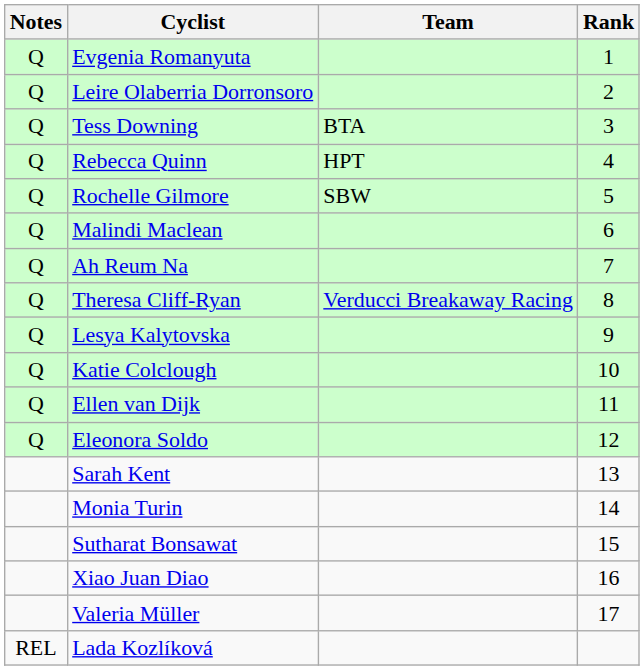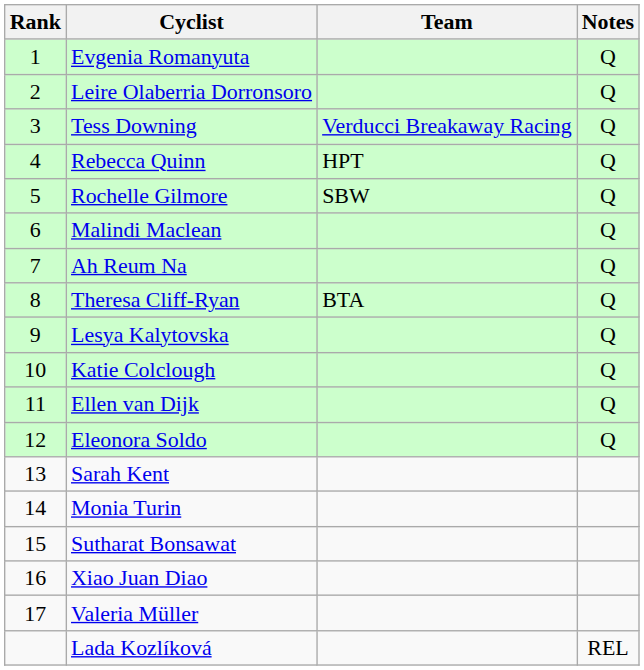columns swapped: (609, 21) <-> (36, 21)
(344, 126) BTA -> (447, 126) Verducci Breakaway Racing
(448, 299) Verducci Breakaway Racing -> (343, 299) BTA
